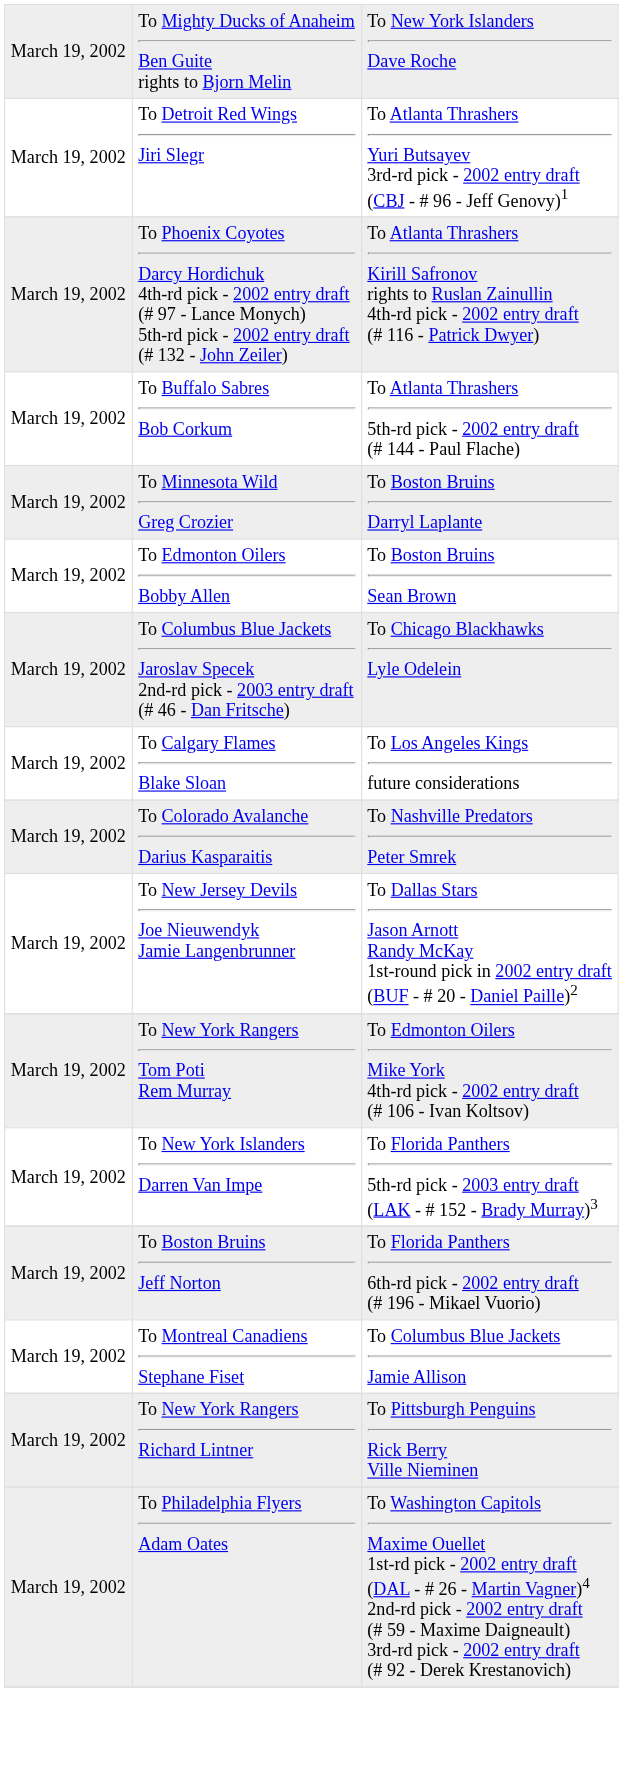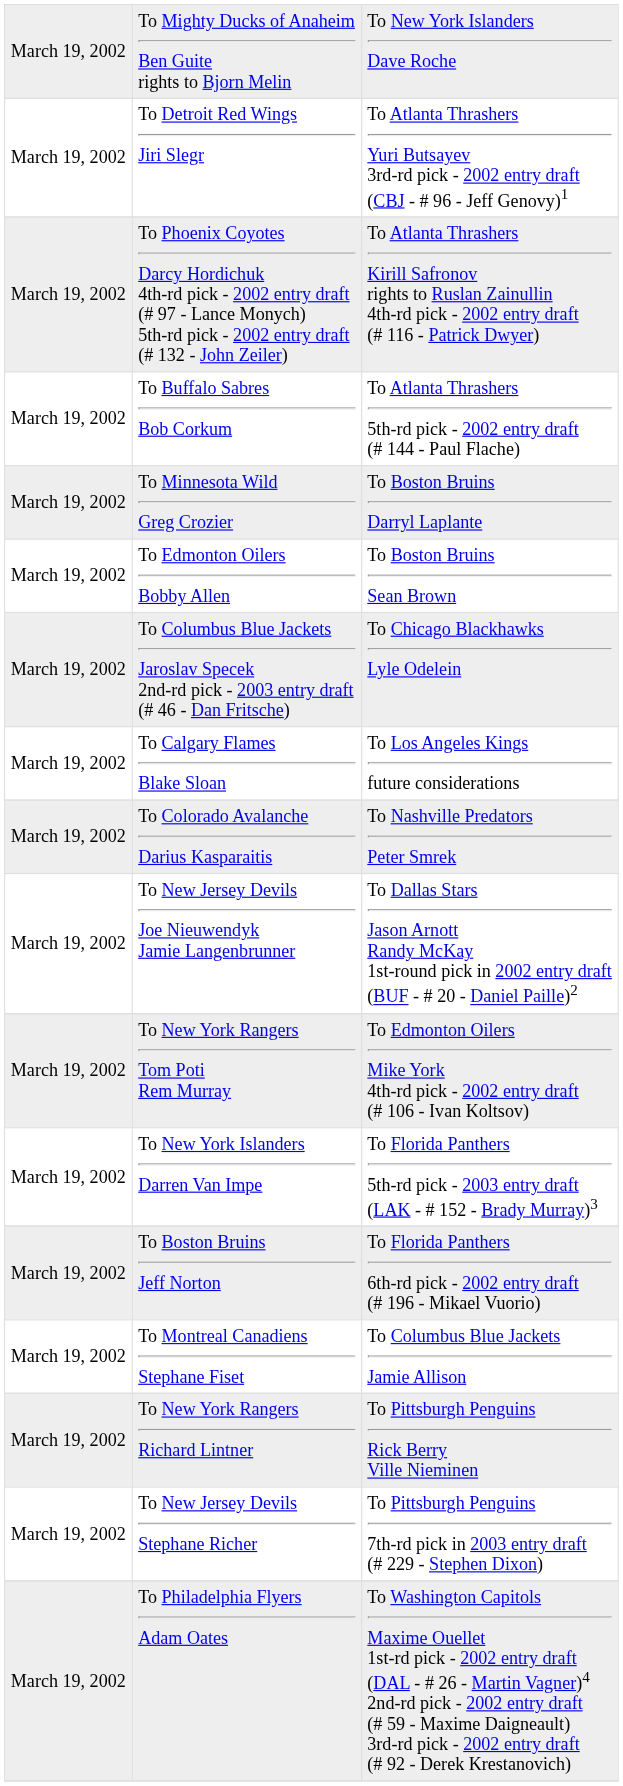+ row: (247, 1523)
